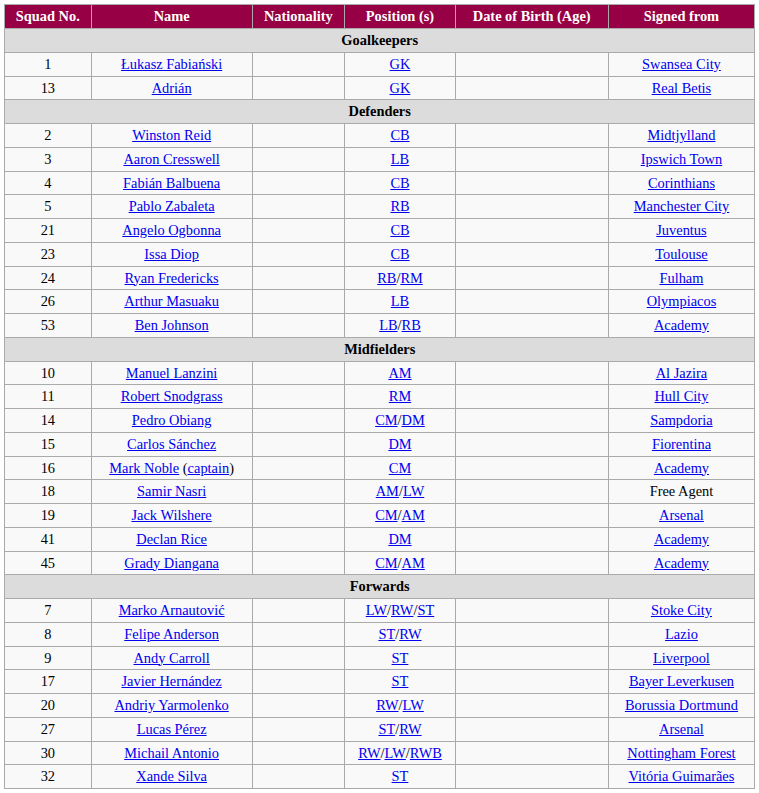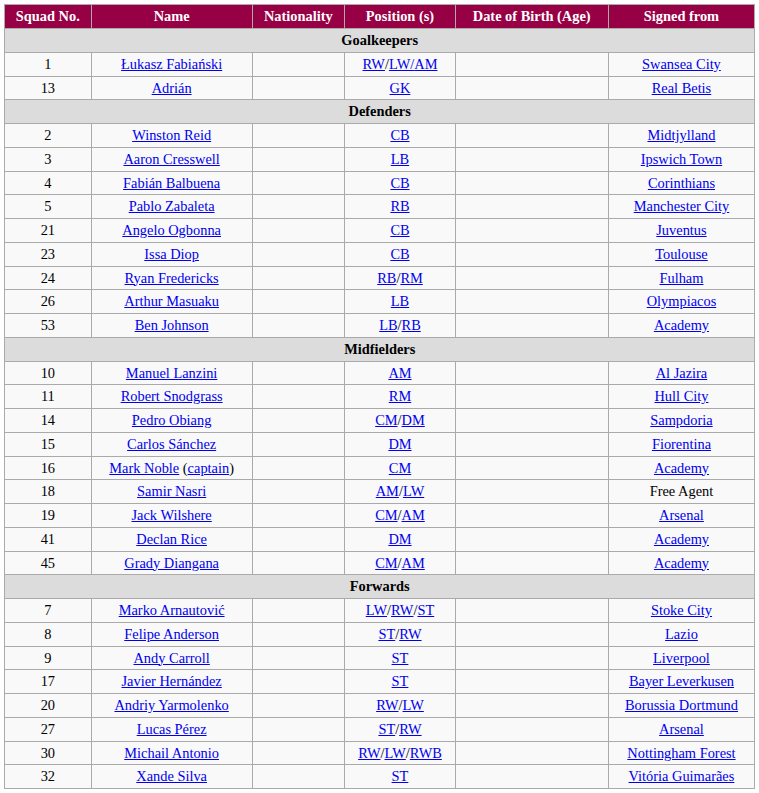(400, 64) GK -> (400, 64) RW/LW/AM
